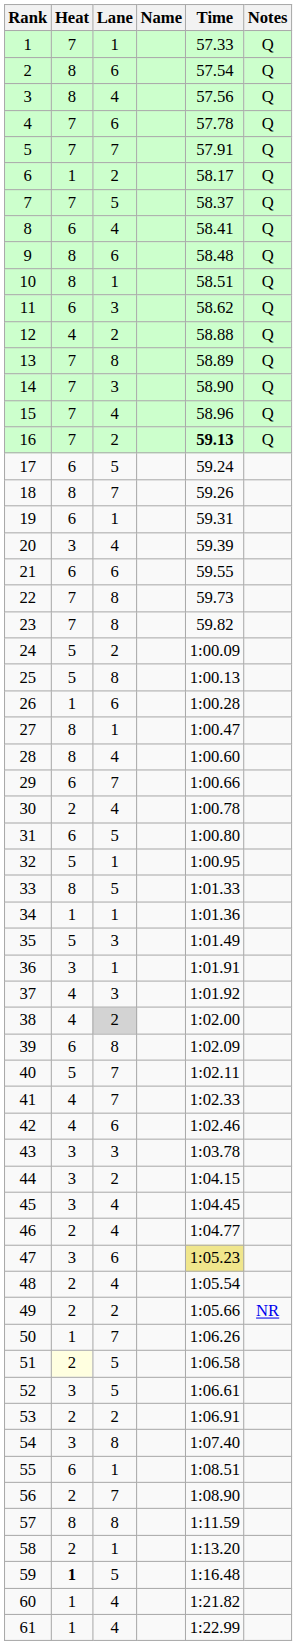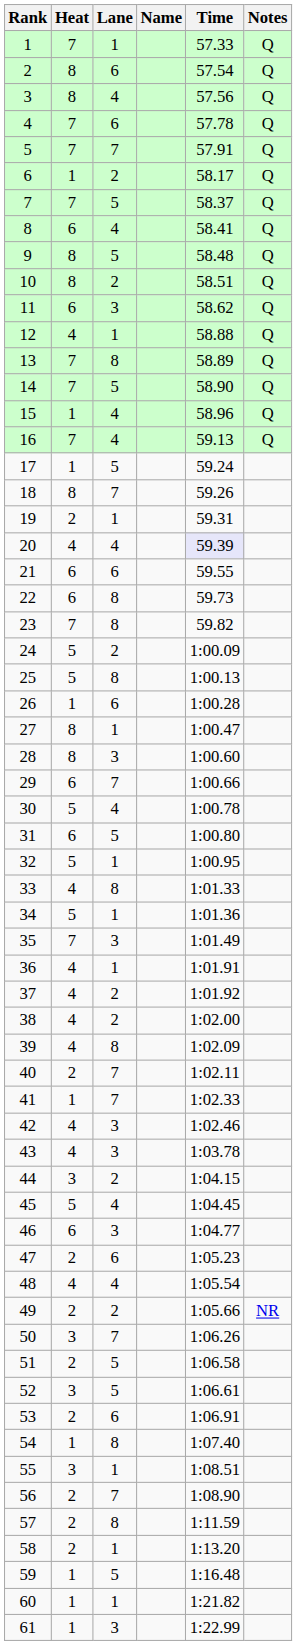(115, 255) 6 -> (115, 255) 5
(115, 281) 1 -> (115, 281) 2
(115, 334) 2 -> (115, 334) 1
(115, 387) 3 -> (115, 387) 5
(72, 413) 7 -> (72, 413) 1
(115, 439) 2 -> (115, 439) 4
(215, 439) bold -> (215, 439) normal
(72, 466) 6 -> (72, 466) 1
(72, 519) 6 -> (72, 519) 2
(72, 545) 3 -> (72, 545) 4
(215, 545) no background -> (215, 545) lavender background
(72, 598) 7 -> (72, 598) 6
(115, 756) 4 -> (115, 756) 3
(72, 809) 2 -> (72, 809) 5
(72, 888) 8 -> (72, 888) 4
(115, 888) 5 -> (115, 888) 8
(72, 914) 1 -> (72, 914) 5
(72, 941) 5 -> (72, 941) 7
(72, 967) 3 -> (72, 967) 4
(115, 994) 3 -> (115, 994) 2
(115, 1020) lightgrey background -> (115, 1020) no background
(72, 1046) 6 -> (72, 1046) 4
(72, 1073) 5 -> (72, 1073) 2
(72, 1099) 4 -> (72, 1099) 1
(115, 1126) 6 -> (115, 1126) 3
(72, 1152) 3 -> (72, 1152) 4
(72, 1205) 3 -> (72, 1205) 5
(72, 1231) 2 -> (72, 1231) 6
(115, 1231) 4 -> (115, 1231) 3
(72, 1258) 3 -> (72, 1258) 2
(215, 1258) khaki background -> (215, 1258) no background
(72, 1284) 2 -> (72, 1284) 4
(72, 1337) 1 -> (72, 1337) 3
(72, 1363) lightyellow background -> (72, 1363) no background
(115, 1416) 2 -> (115, 1416) 6
(72, 1442) 3 -> (72, 1442) 1
(72, 1469) 6 -> (72, 1469) 3
(72, 1521) 8 -> (72, 1521) 2
(72, 1574) bold -> (72, 1574) normal
(115, 1601) 4 -> (115, 1601) 1
(115, 1627) 4 -> (115, 1627) 3
